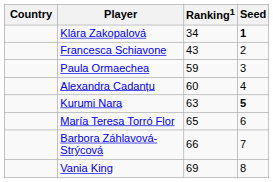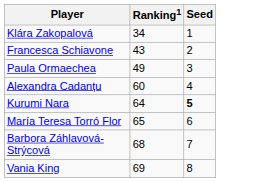- column: (31, 14)
(243, 33) bold -> (190, 33) normal
(192, 68) 59 -> (139, 68) 49
(192, 103) 63 -> (139, 103) 64
(192, 145) 66 -> (139, 145) 68
